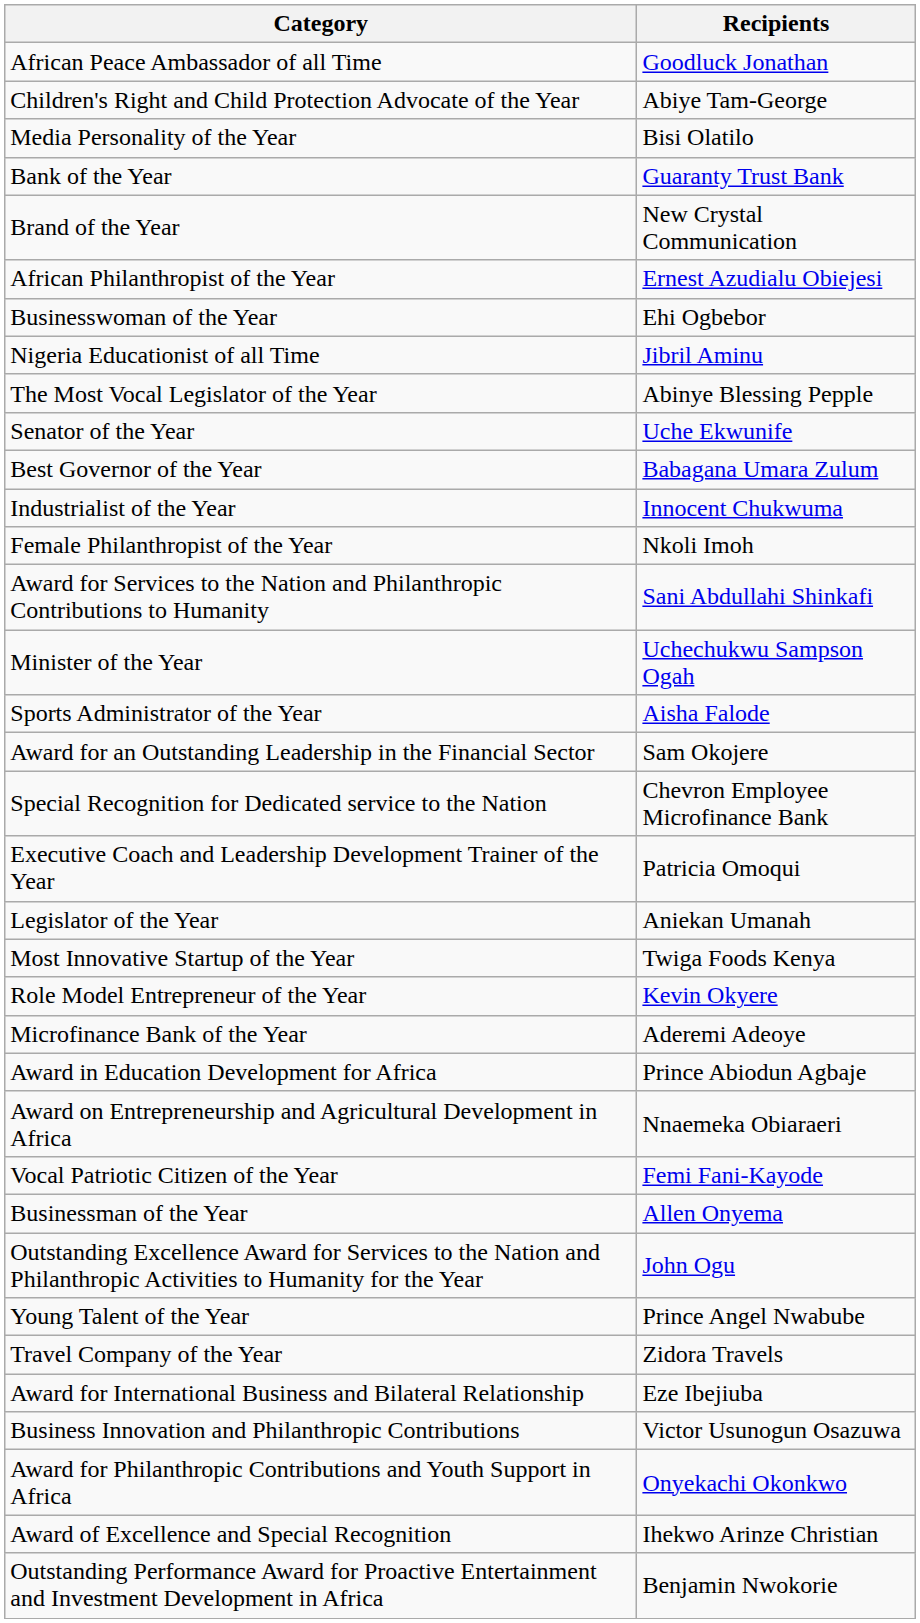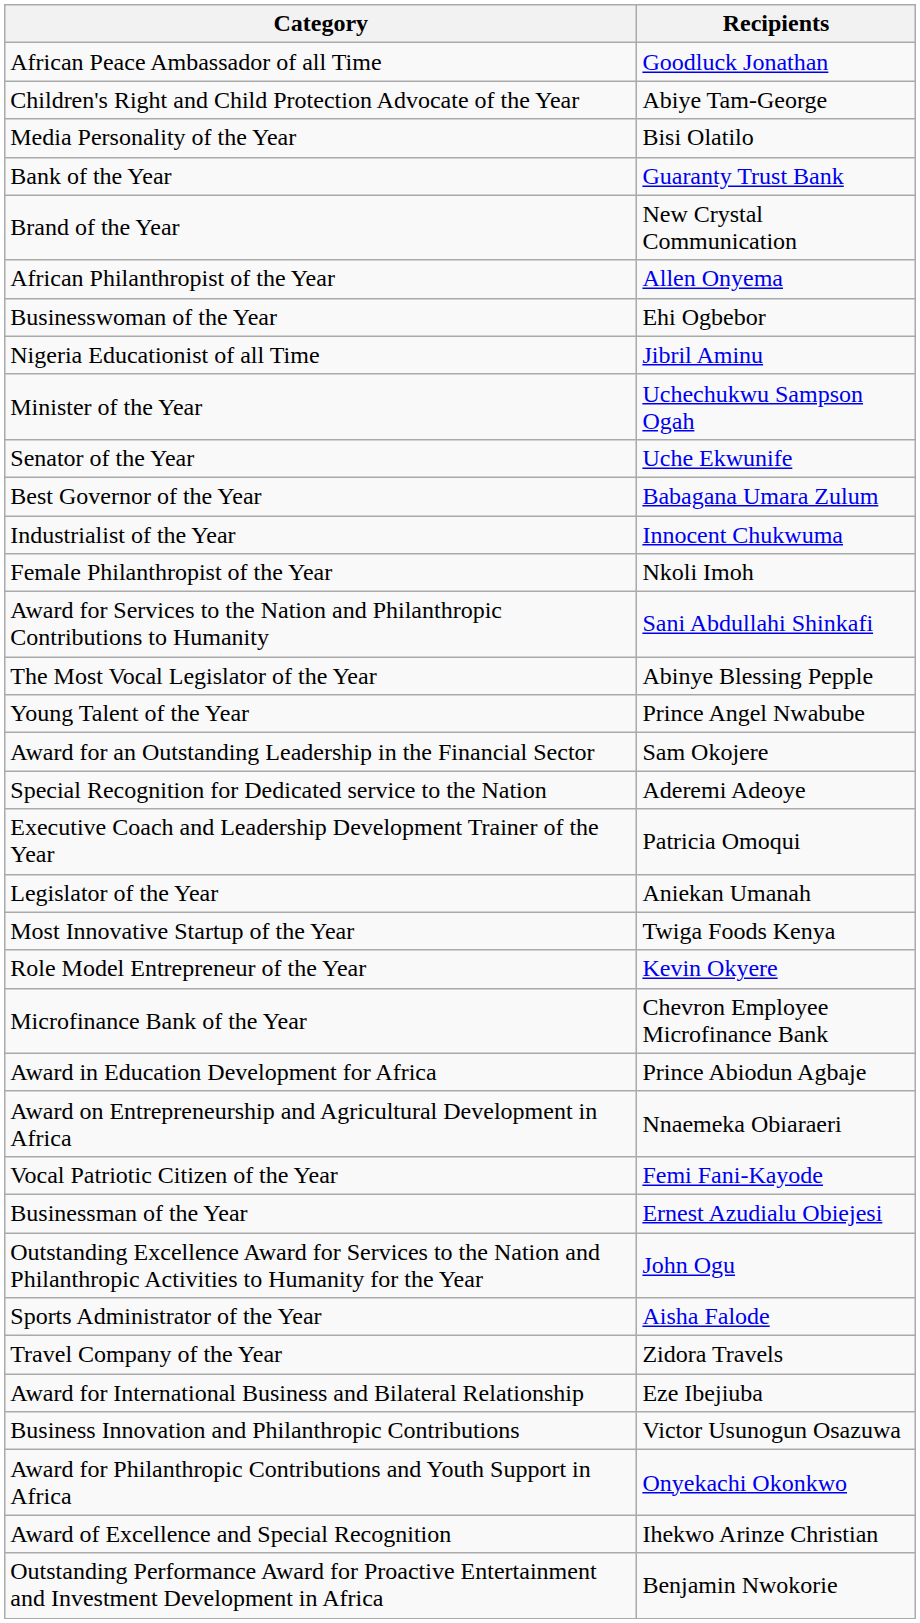(762, 278) Ernest Azudialu Obiejesi -> (713, 278) Allen Onyema
rows swapped: (106, 661) <-> (193, 393)
rows swapped: (166, 713) <-> (130, 1316)
(735, 803) Chevron Employee Microfinance Bank -> (724, 789) Aderemi Adeoye
(724, 1033) Aderemi Adeoye -> (735, 1020) Chevron Employee Microfinance Bank
(713, 1213) Allen Onyema -> (762, 1213) Ernest Azudialu Obiejesi
